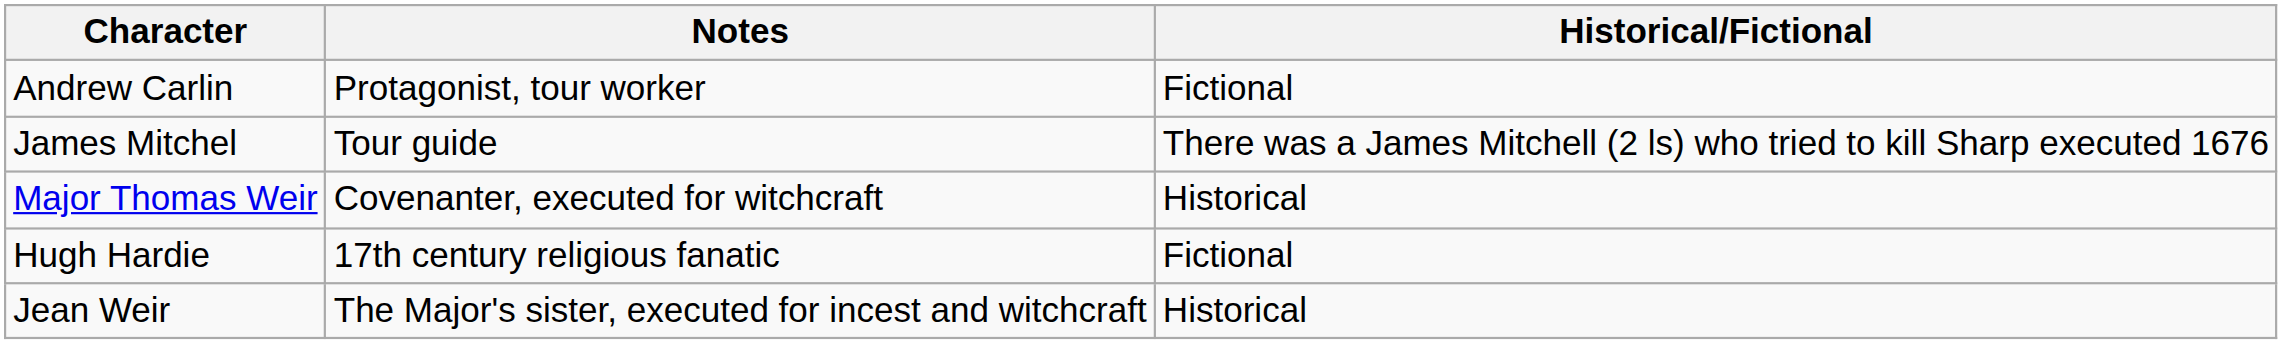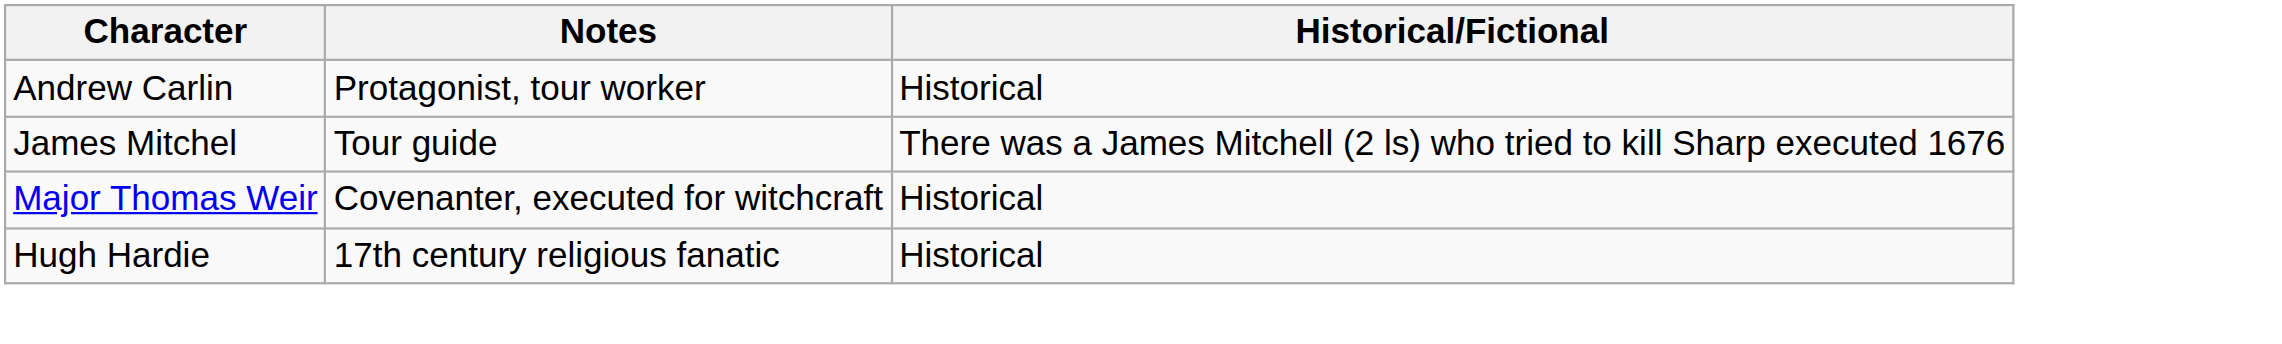(1228, 87) Fictional -> (971, 87) Historical
(1228, 254) Fictional -> (971, 254) Historical
- row: (92, 310)
